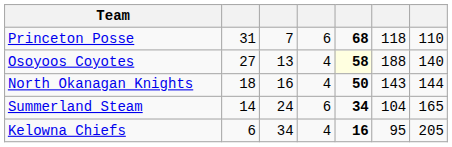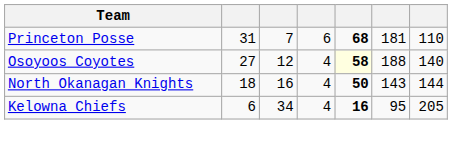(394, 39) 118 -> (394, 39) 181
(285, 62) 13 -> (285, 62) 12
- row: (75, 108)
